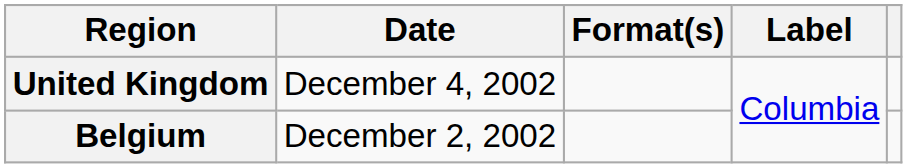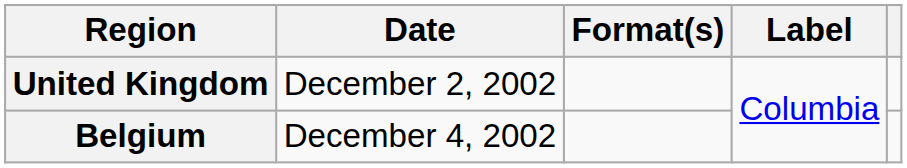(420, 83) December 4, 2002 -> (420, 83) December 2, 2002
(420, 135) December 2, 2002 -> (420, 135) December 4, 2002
